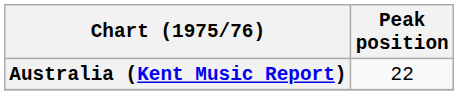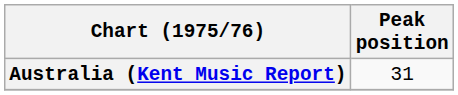(402, 74) 22 -> (402, 74) 31
